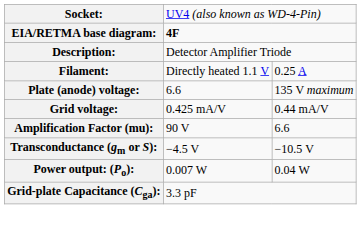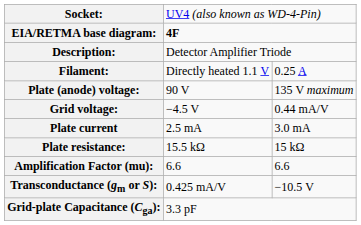(173, 90) 6.6 -> (178, 90) 90 V
(196, 109) 0.425 mA/V -> (183, 109) −4.5 V
+ row: (84, 128)
+ row: (84, 147)
(178, 128) 90 V -> (173, 166) 6.6
(183, 148) −4.5 V -> (196, 186) 0.425 mA/V
- row: (84, 170)
